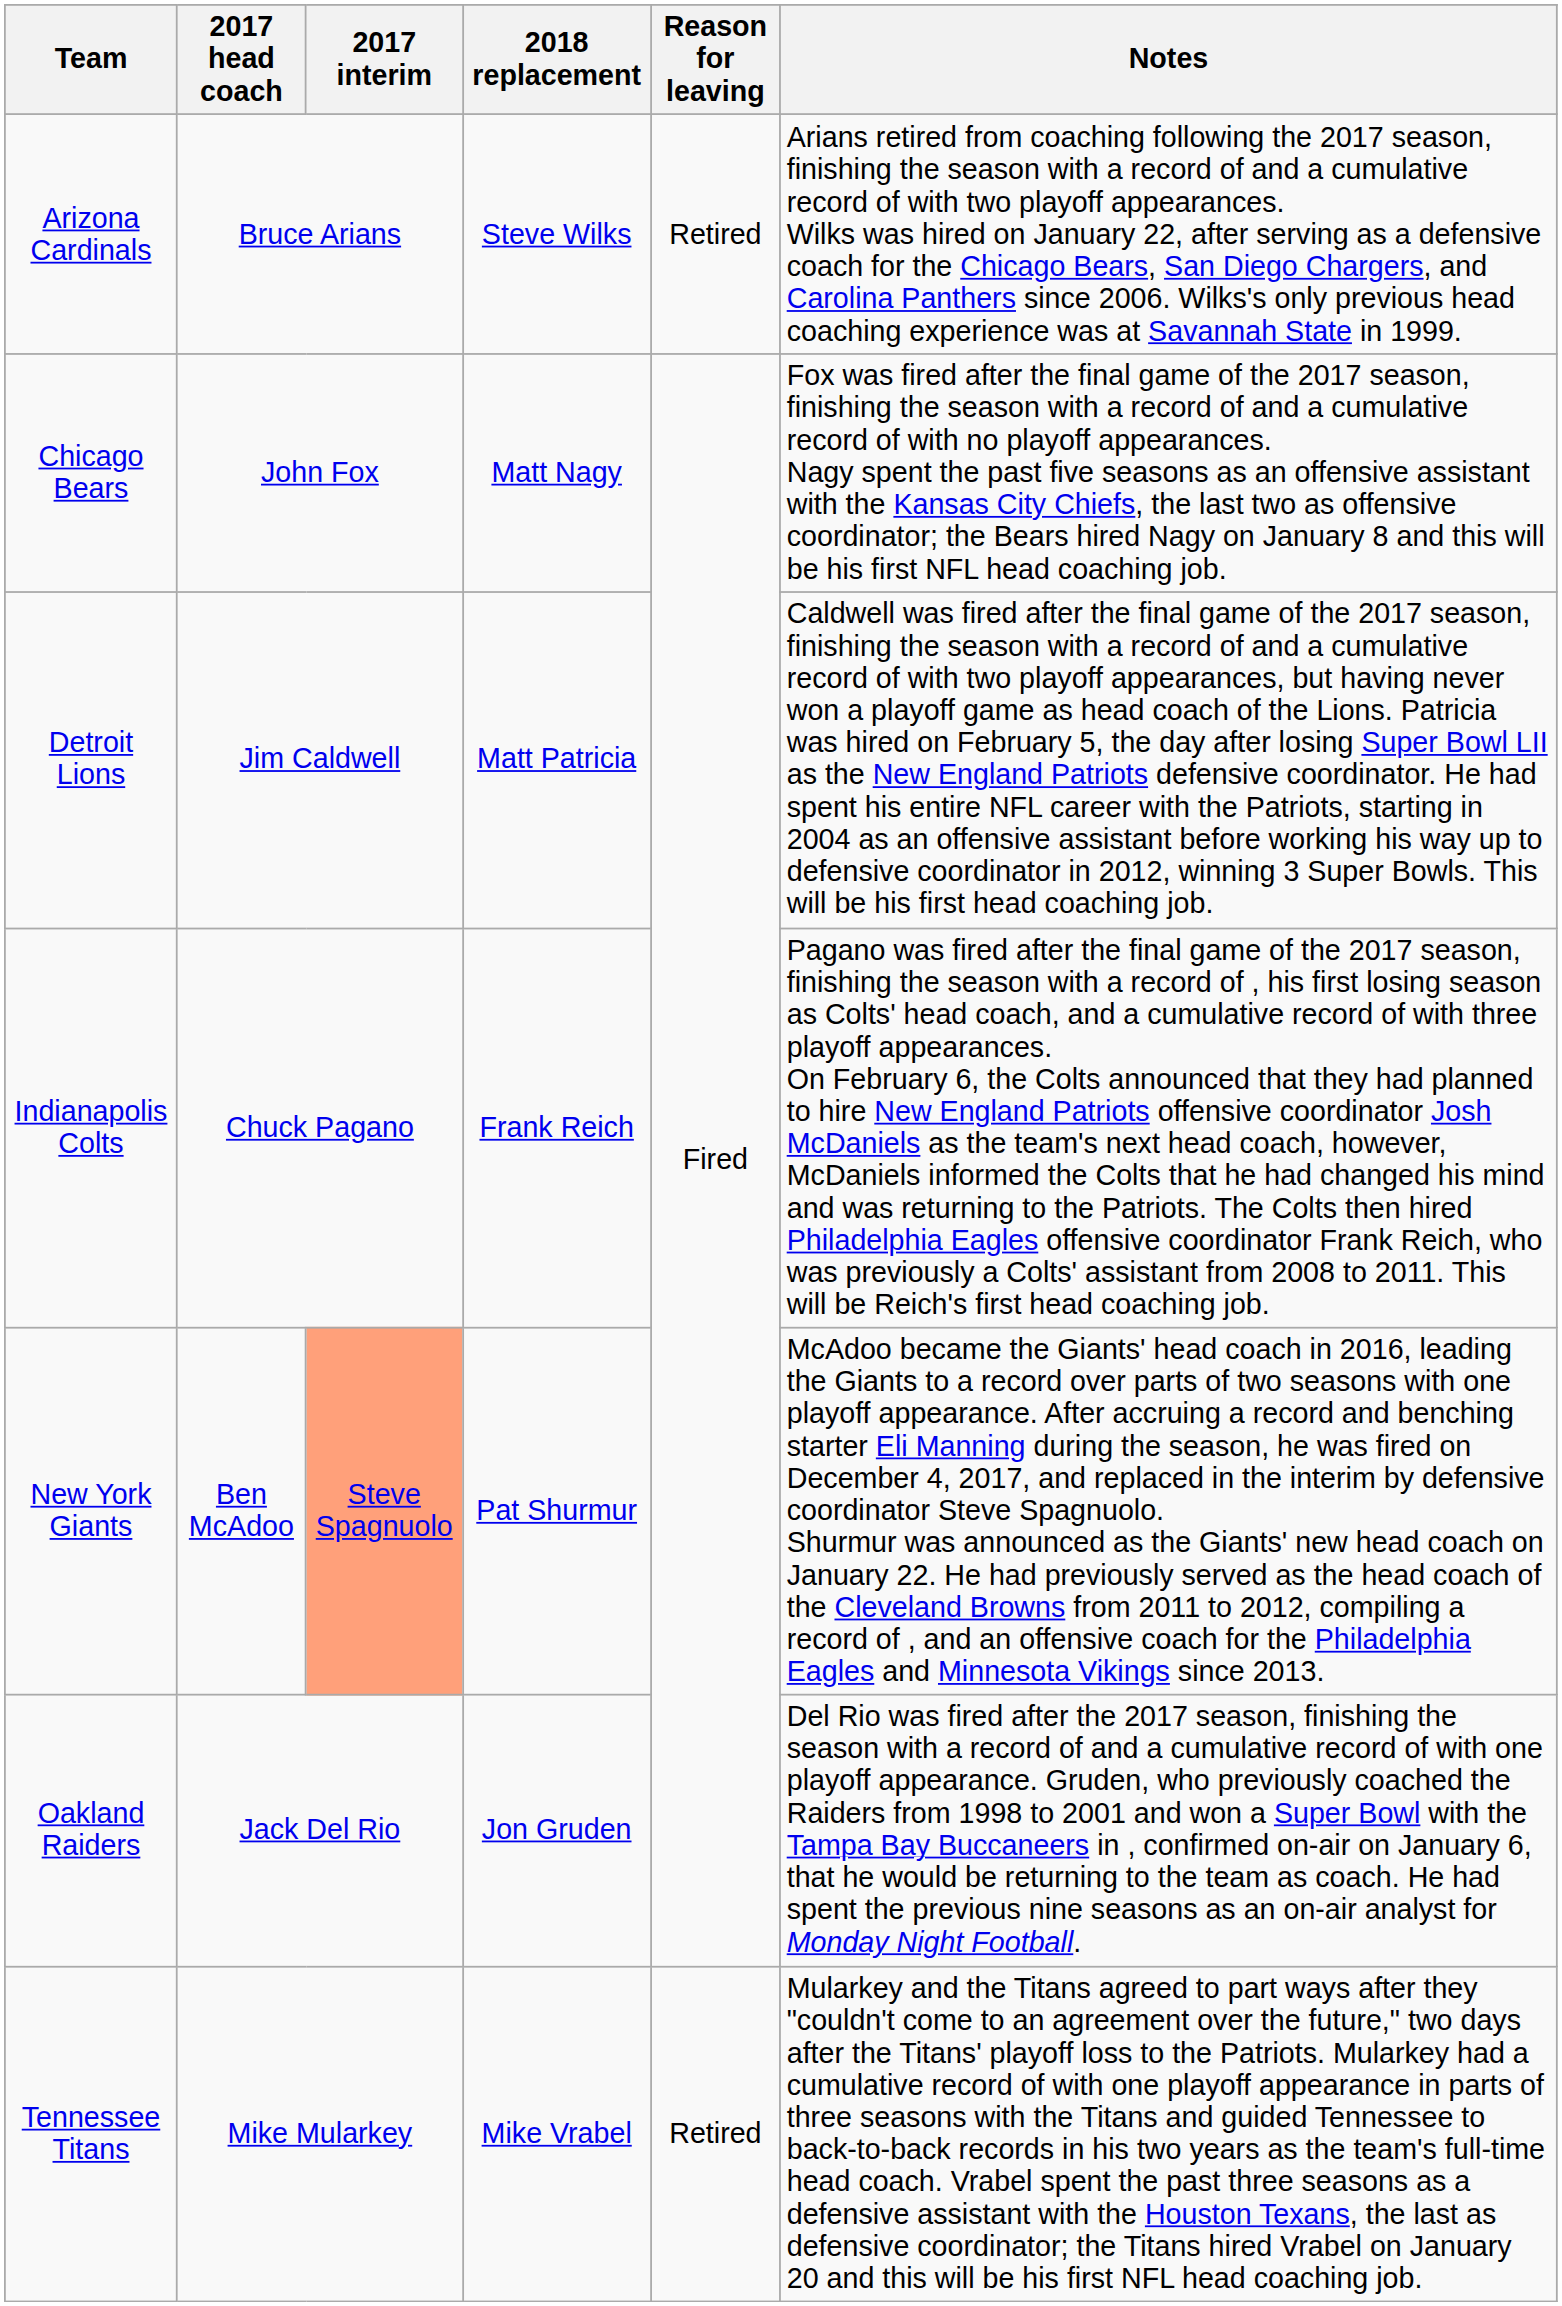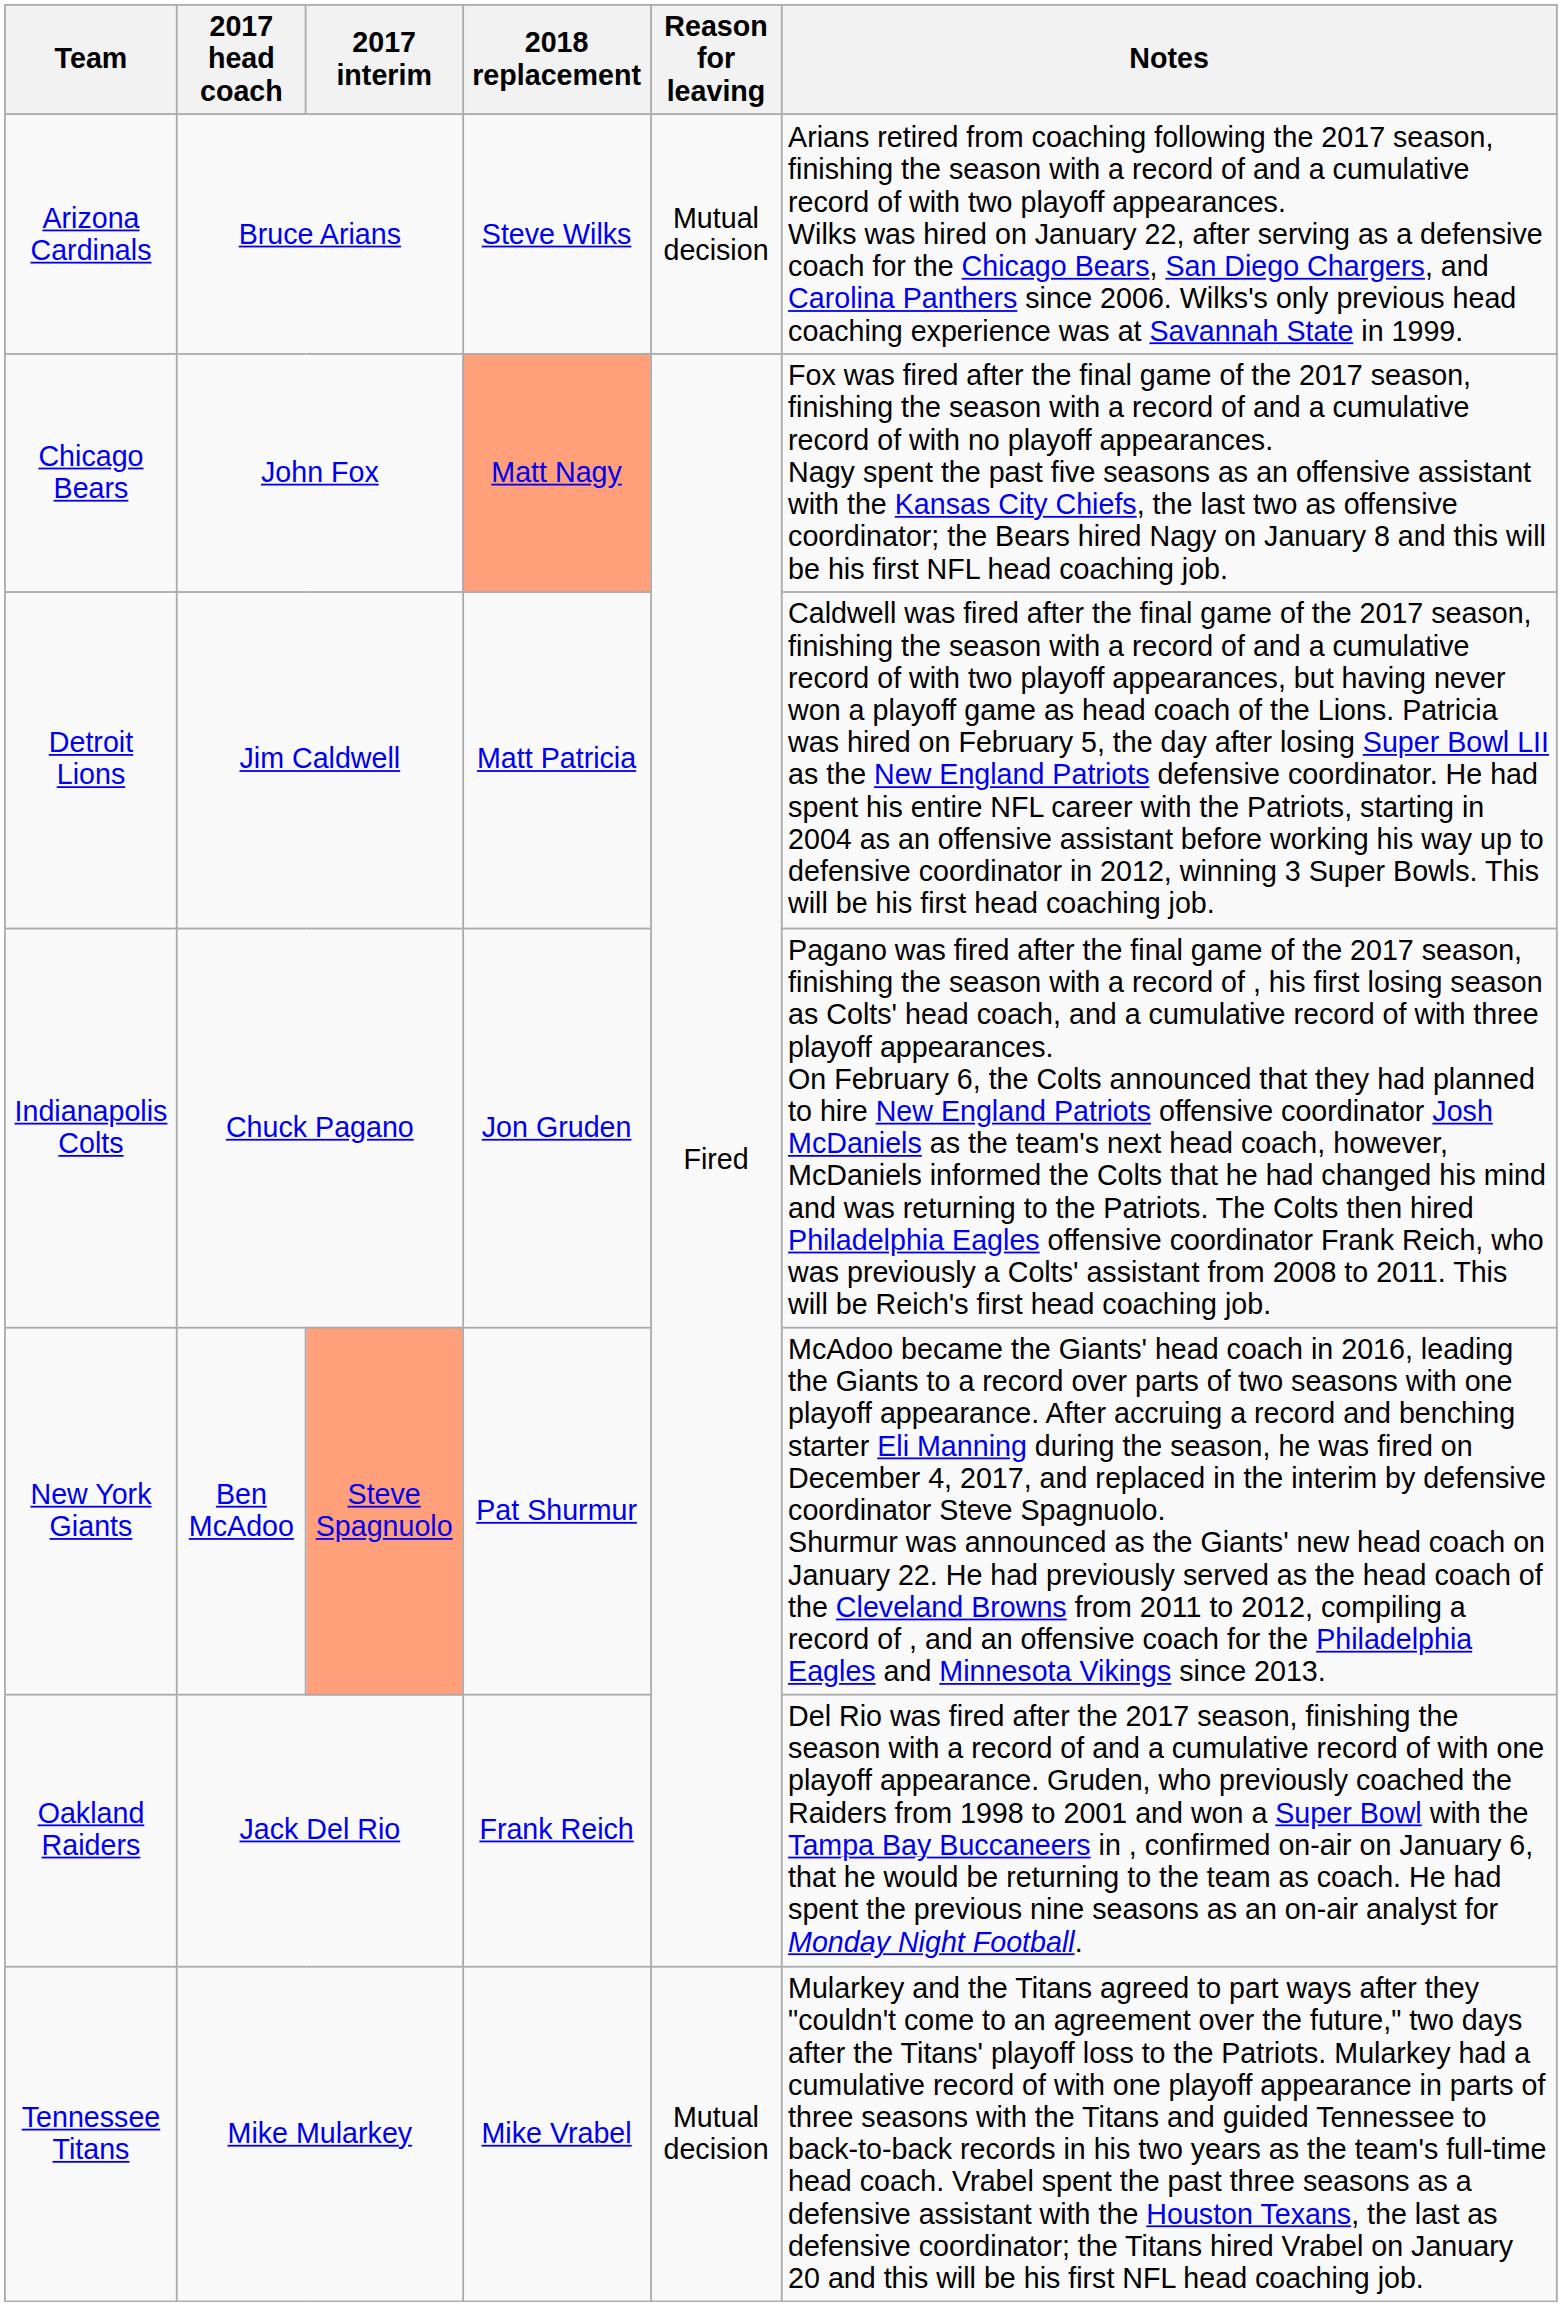(715, 233) Retired -> (716, 233) Mutual decision
(557, 472) no background -> (557, 472) lightsalmon background
(557, 1127) Frank Reich -> (557, 1127) Jon Gruden
(557, 1830) Jon Gruden -> (557, 1830) Frank Reich
(715, 2133) Retired -> (716, 2133) Mutual decision
